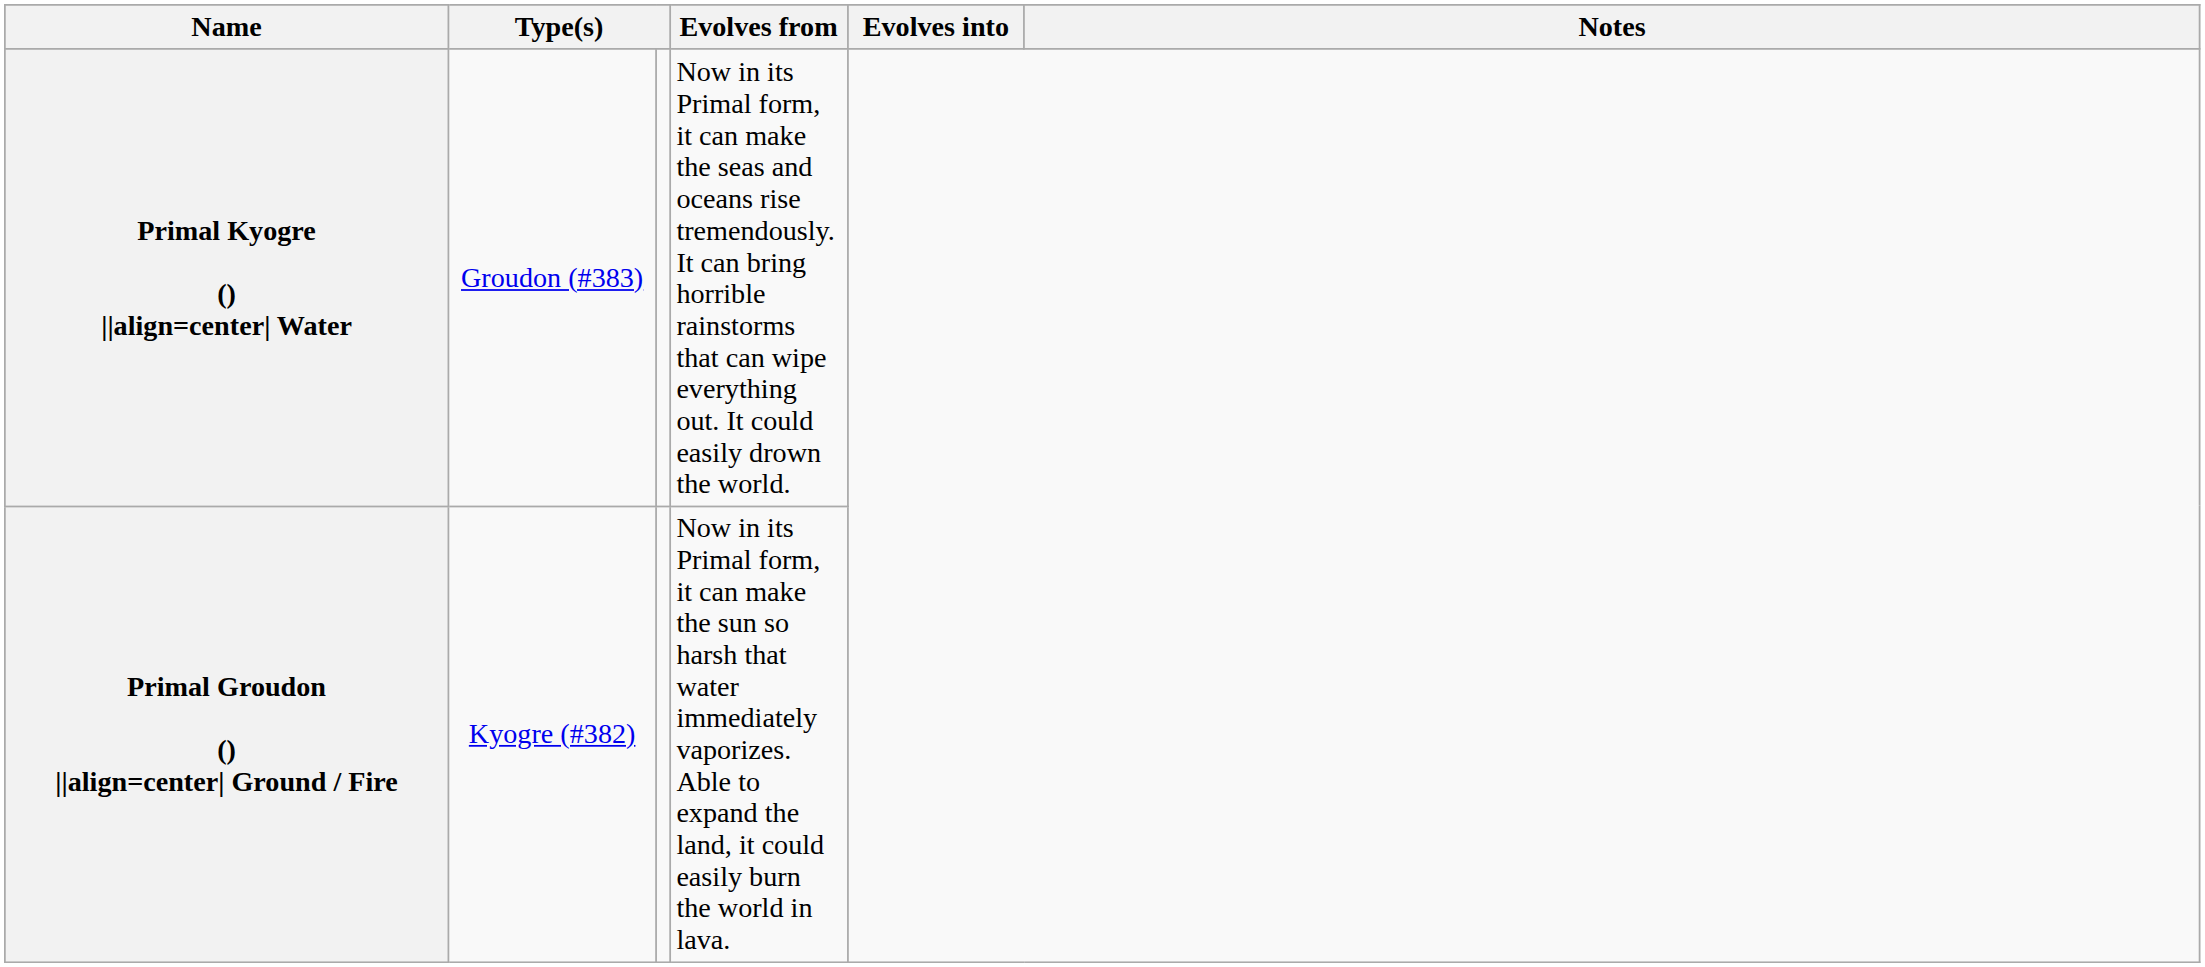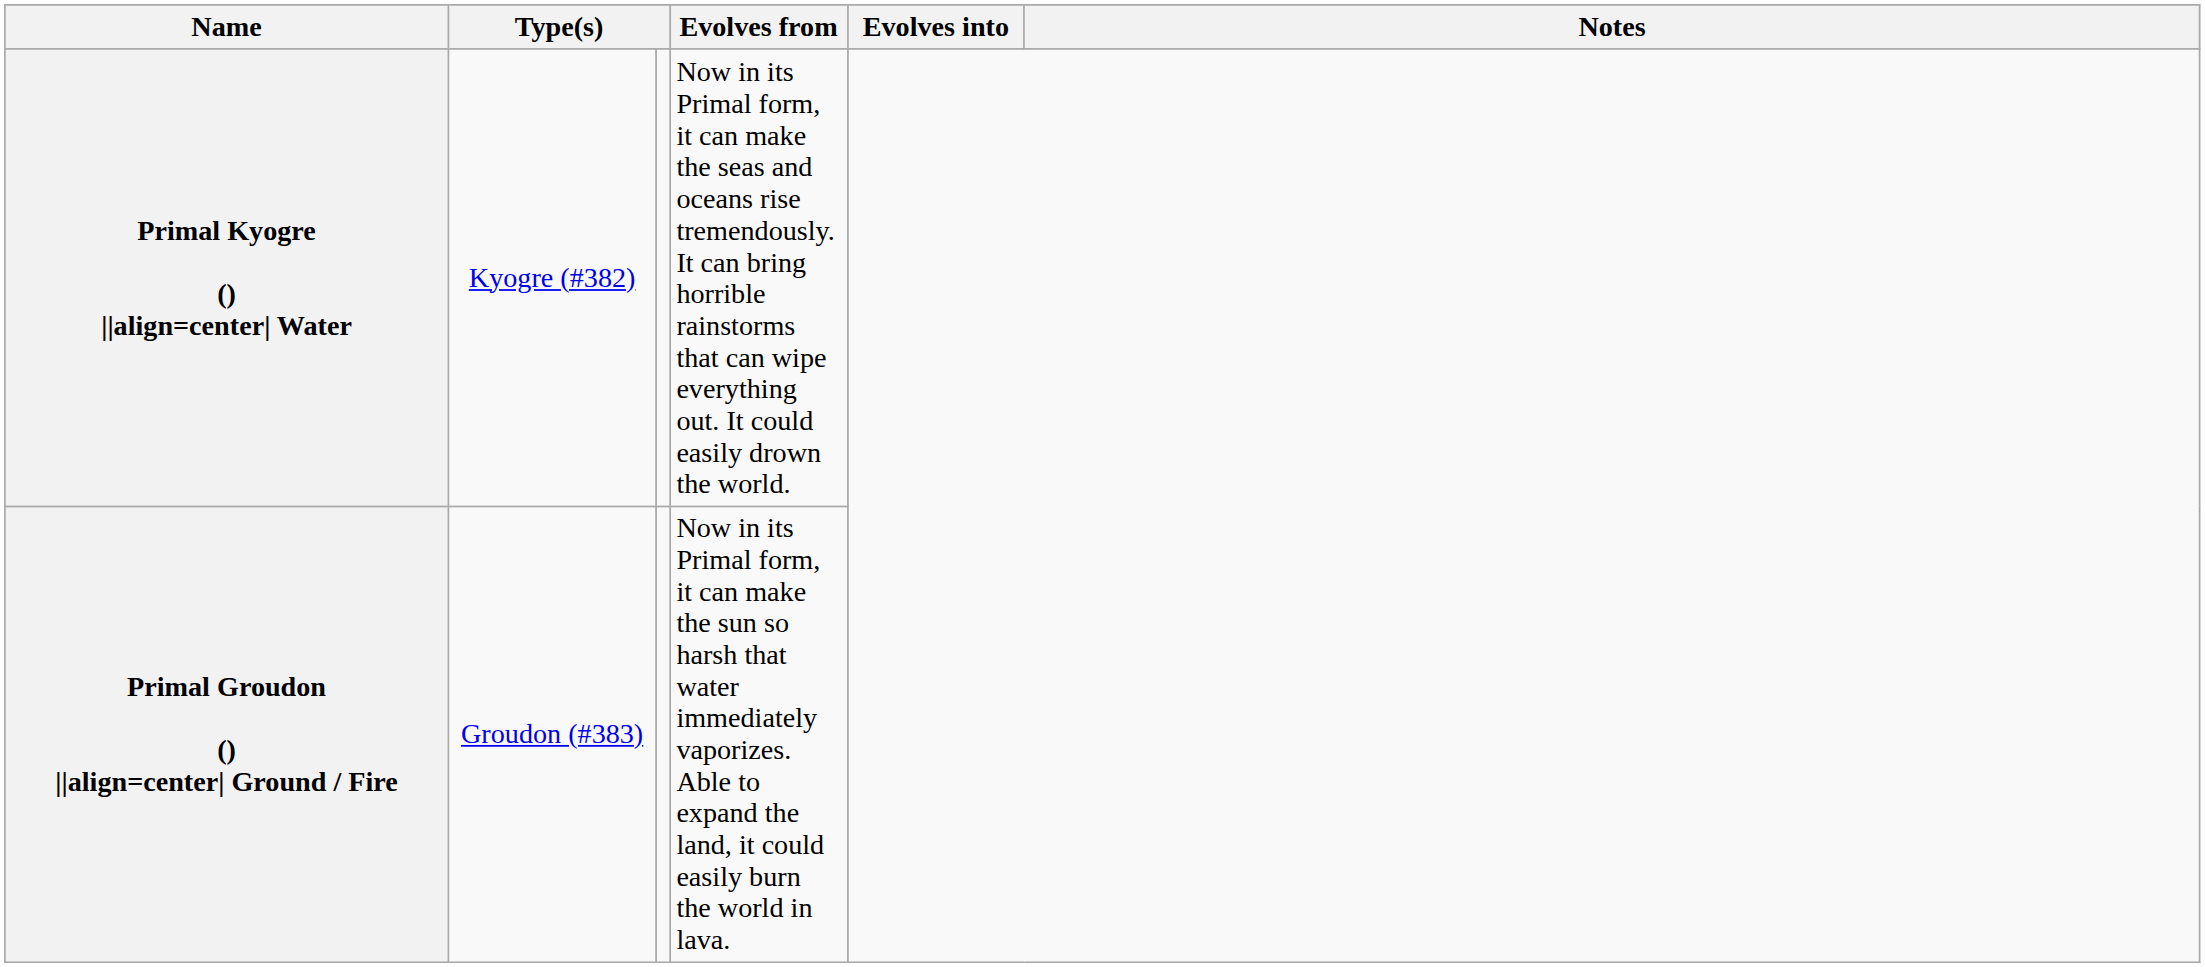(552, 277) Groudon (#383) -> (552, 277) Kyogre (#382)
(552, 733) Kyogre (#382) -> (552, 733) Groudon (#383)
